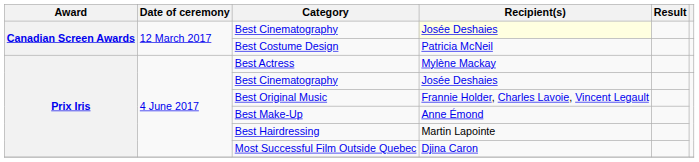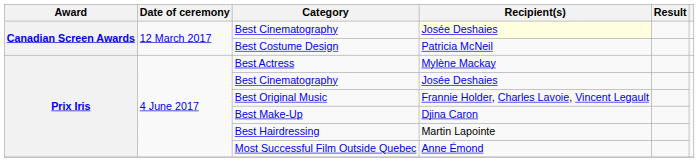(452, 115) Anne Émond -> (450, 115) Djina Caron
(450, 149) Djina Caron -> (452, 149) Anne Émond
